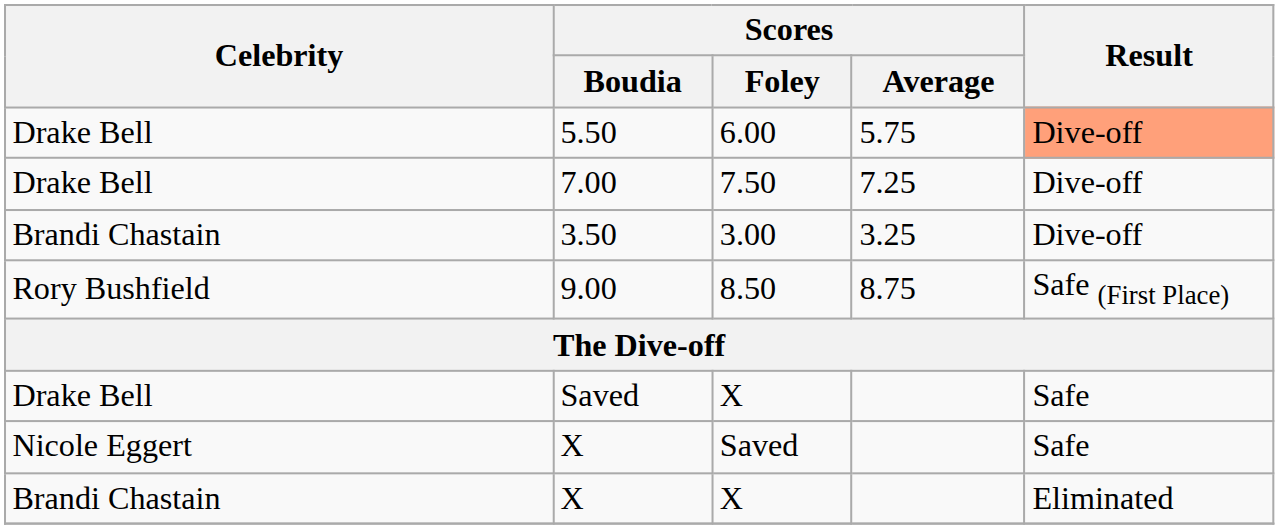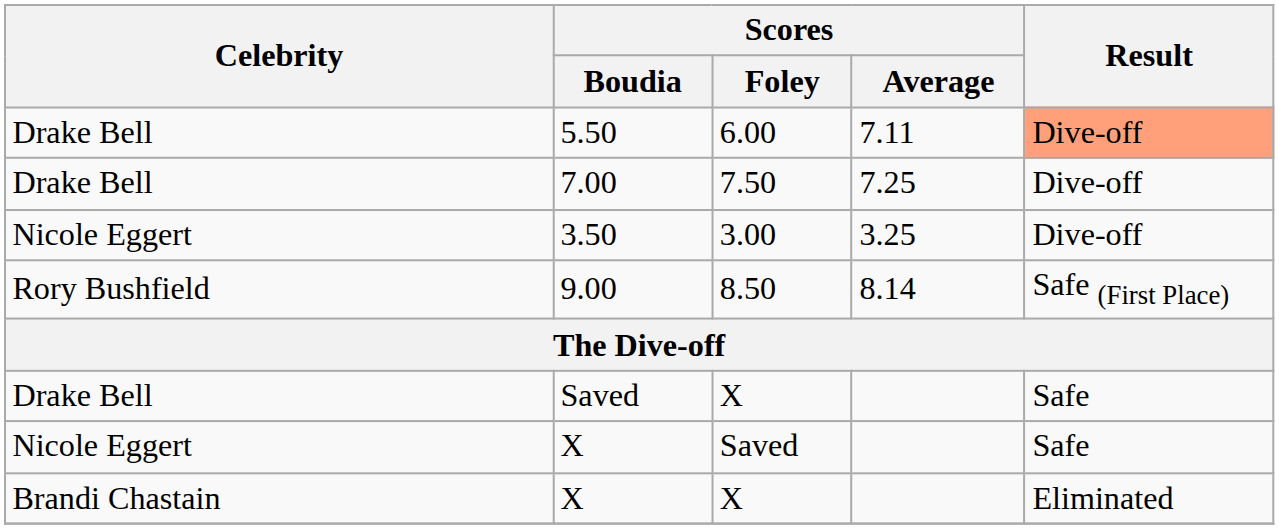(888, 132) 5.75 -> (887, 132) 7.11
(116, 234) Brandi Chastain -> (102, 234) Nicole Eggert
(888, 289) 8.75 -> (888, 289) 8.14
